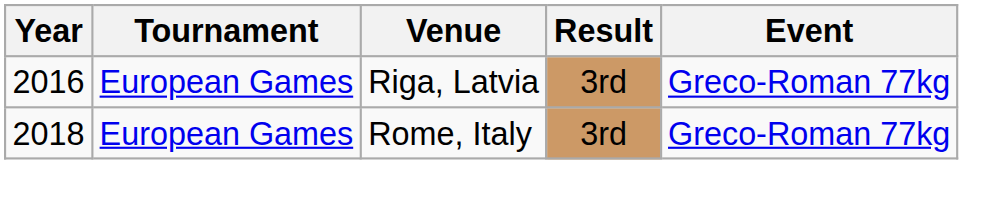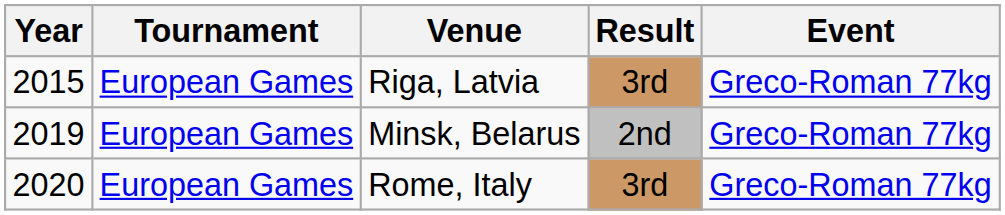(49, 82) 2016 -> (49, 82) 2015
+ row: (474, 133)
(49, 133) 2018 -> (49, 185) 2020
